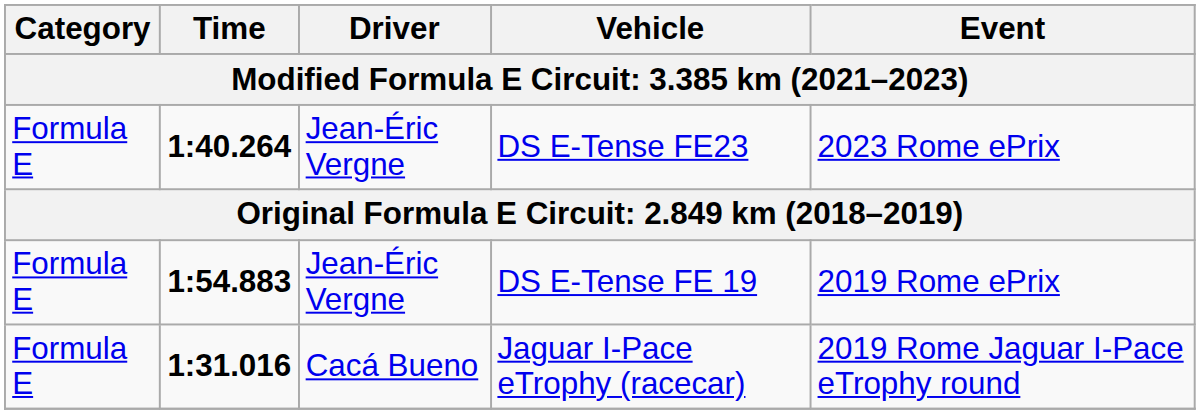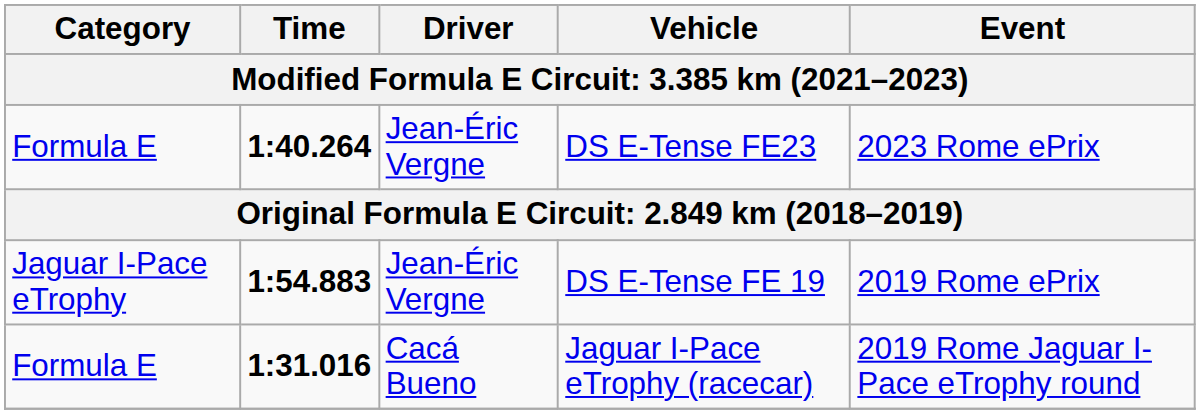(70, 281) Formula E -> (110, 281) Jaguar I-Pace eTrophy
